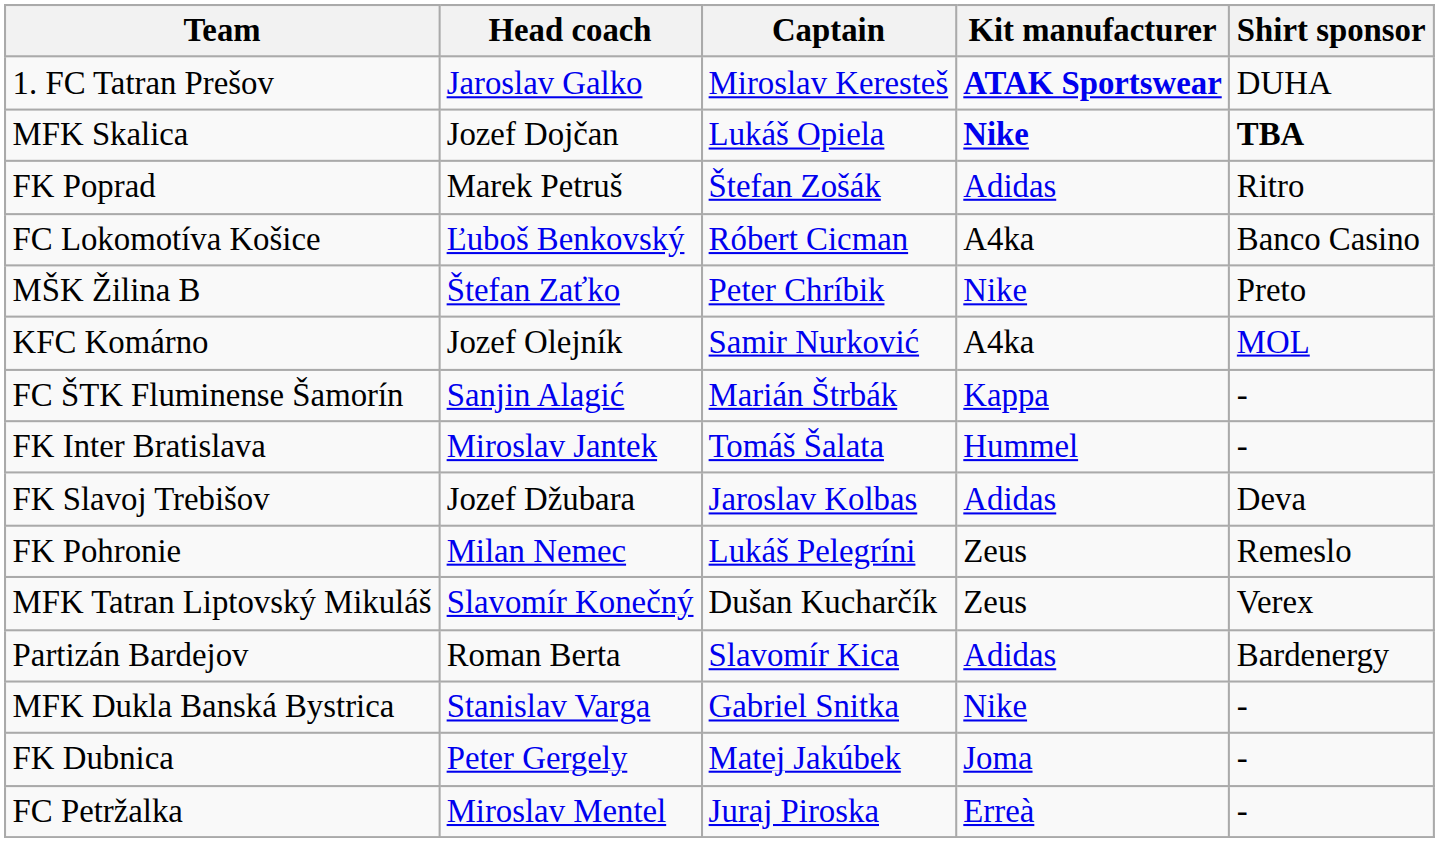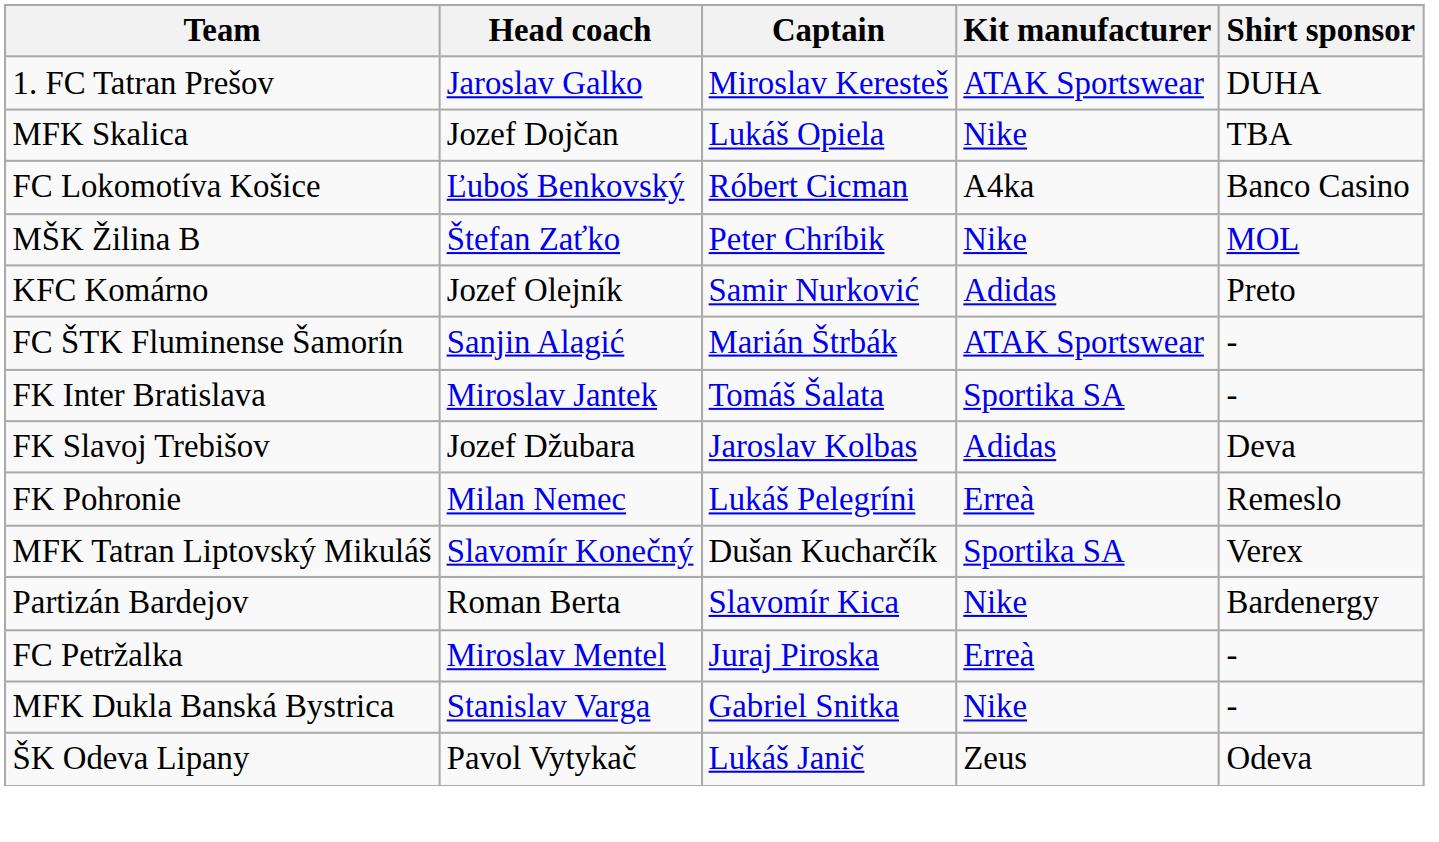(1093, 82) bold -> (1084, 82) normal
(996, 134) bold -> (995, 134) normal
(1271, 134) bold -> (1259, 134) normal
- row: (84, 186)
(1271, 290) Preto -> (1263, 238) MOL
(999, 342) A4ka -> (1010, 290) Adidas
(1273, 342) MOL -> (1261, 290) Preto
(1006, 394) Kappa -> (1084, 342) ATAK Sportswear
(1021, 446) Hummel -> (1044, 394) Sportika SA
(995, 550) Zeus -> (999, 498) Erreà
(995, 602) Zeus -> (1044, 550) Sportika SA
(1010, 654) Adidas -> (995, 602) Nike
rows swapped: (98, 810) <-> (203, 706)
- row: (93, 758)
+ row: (131, 758)
